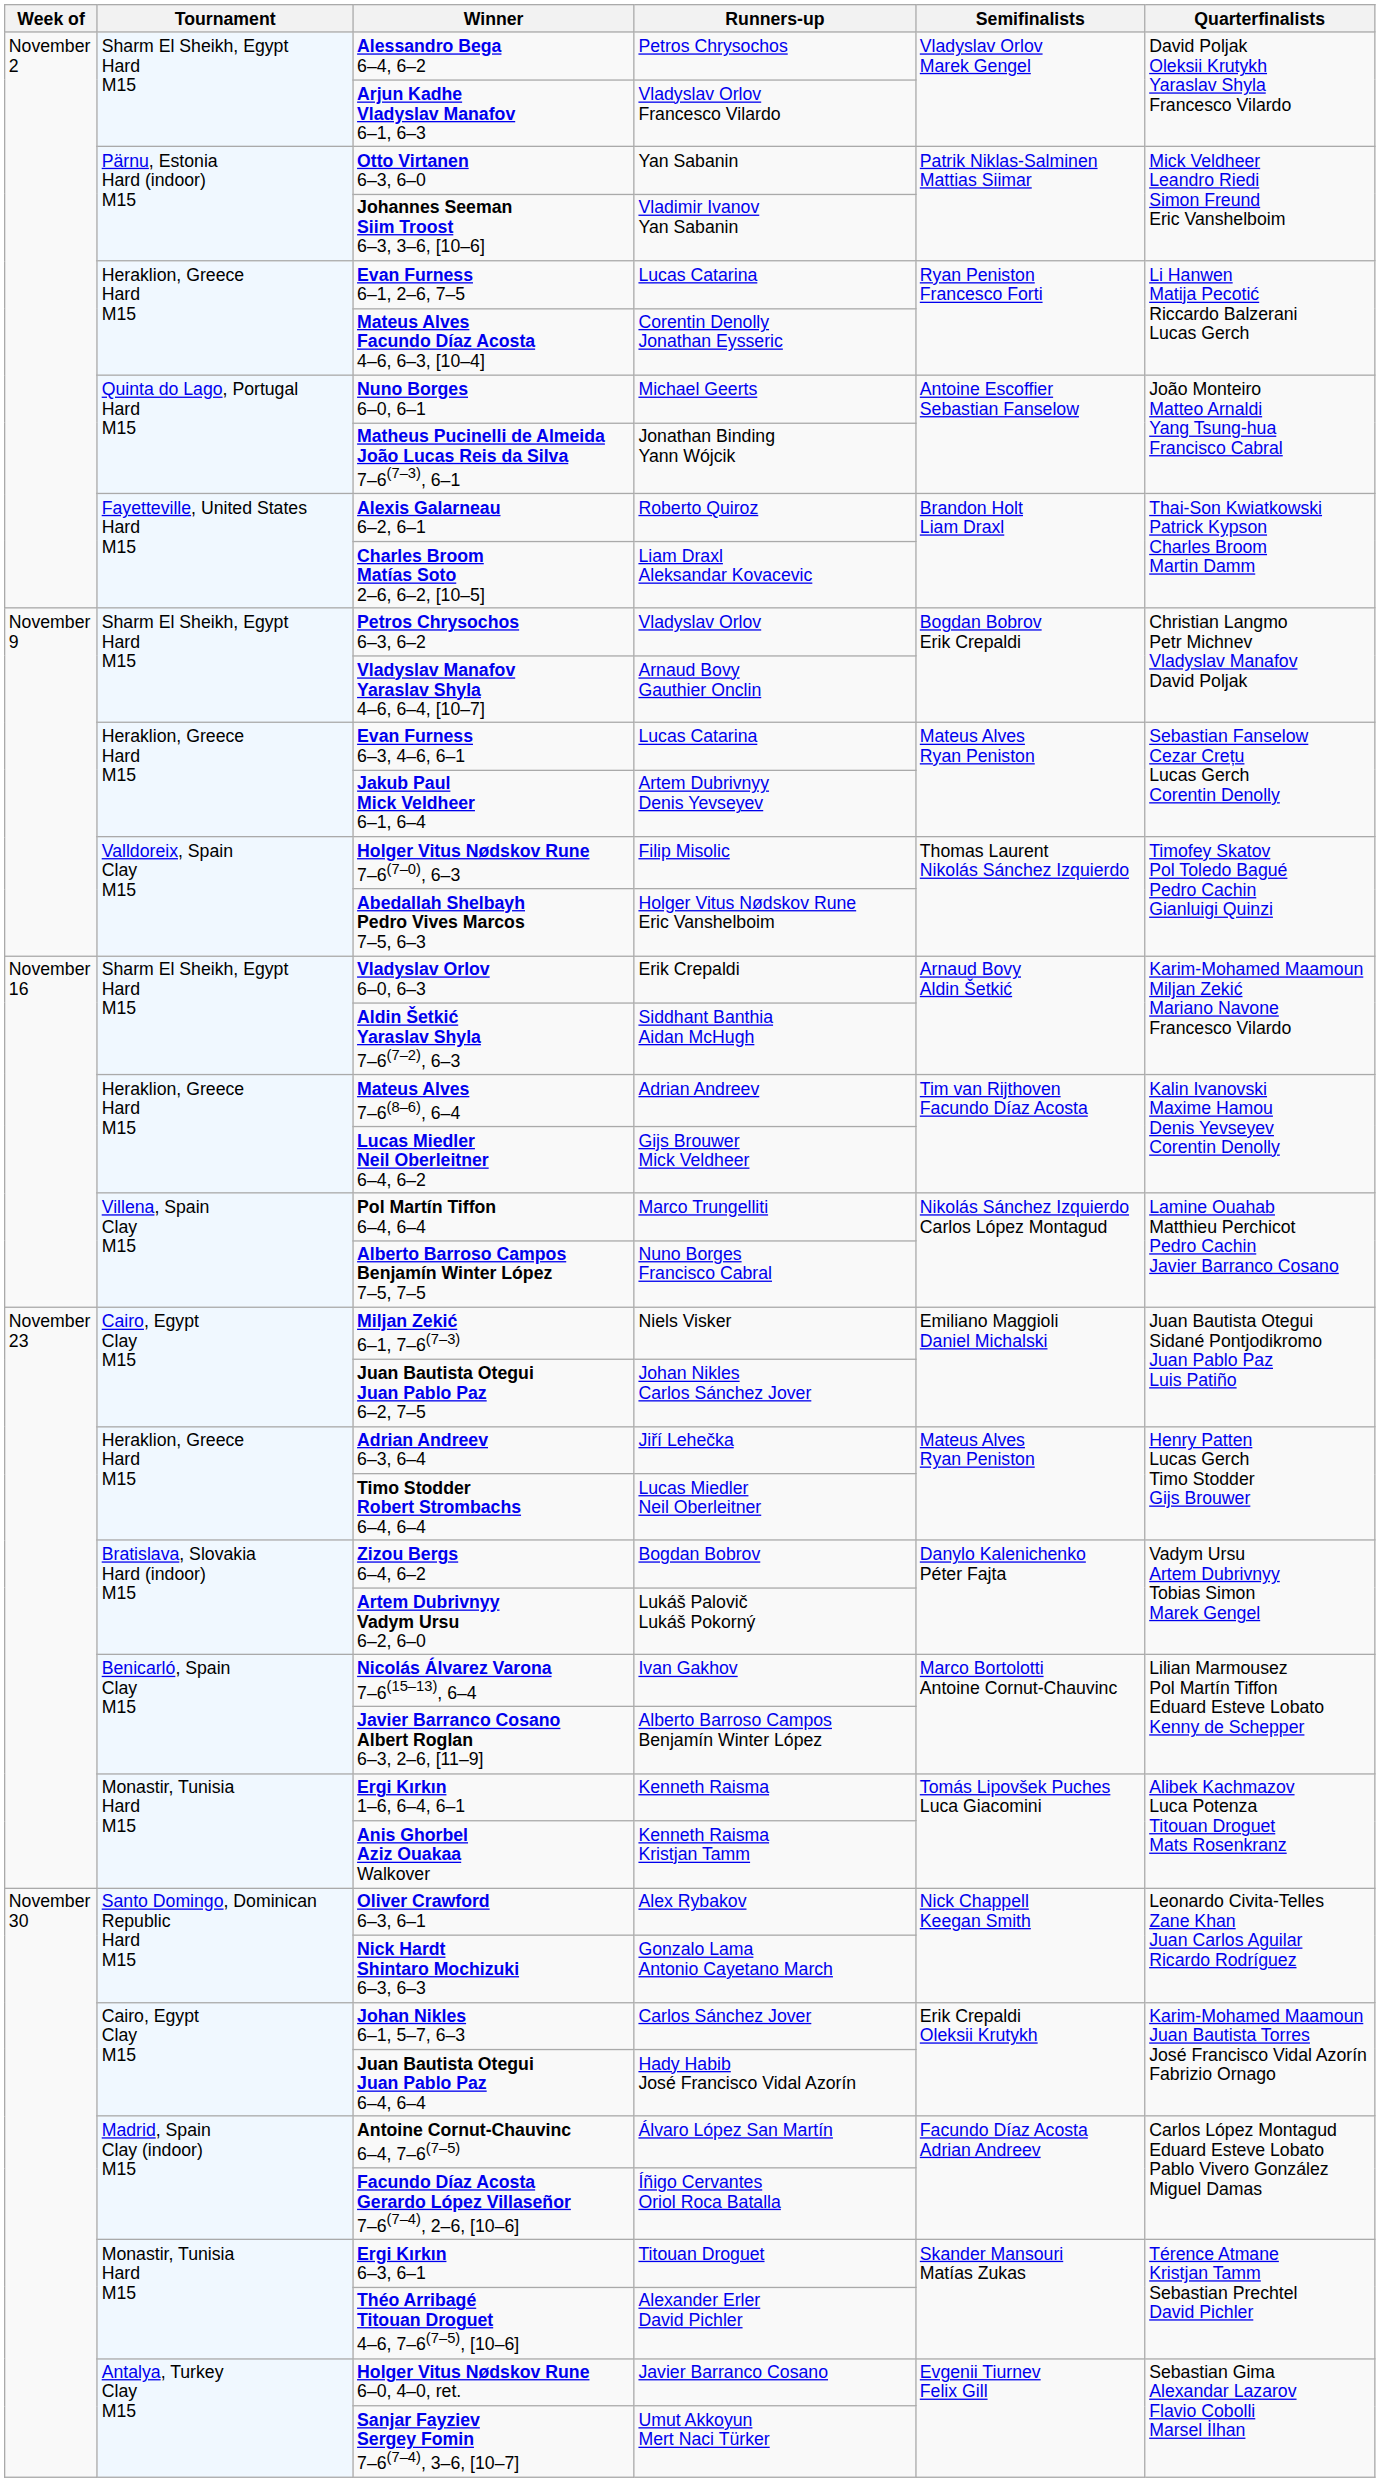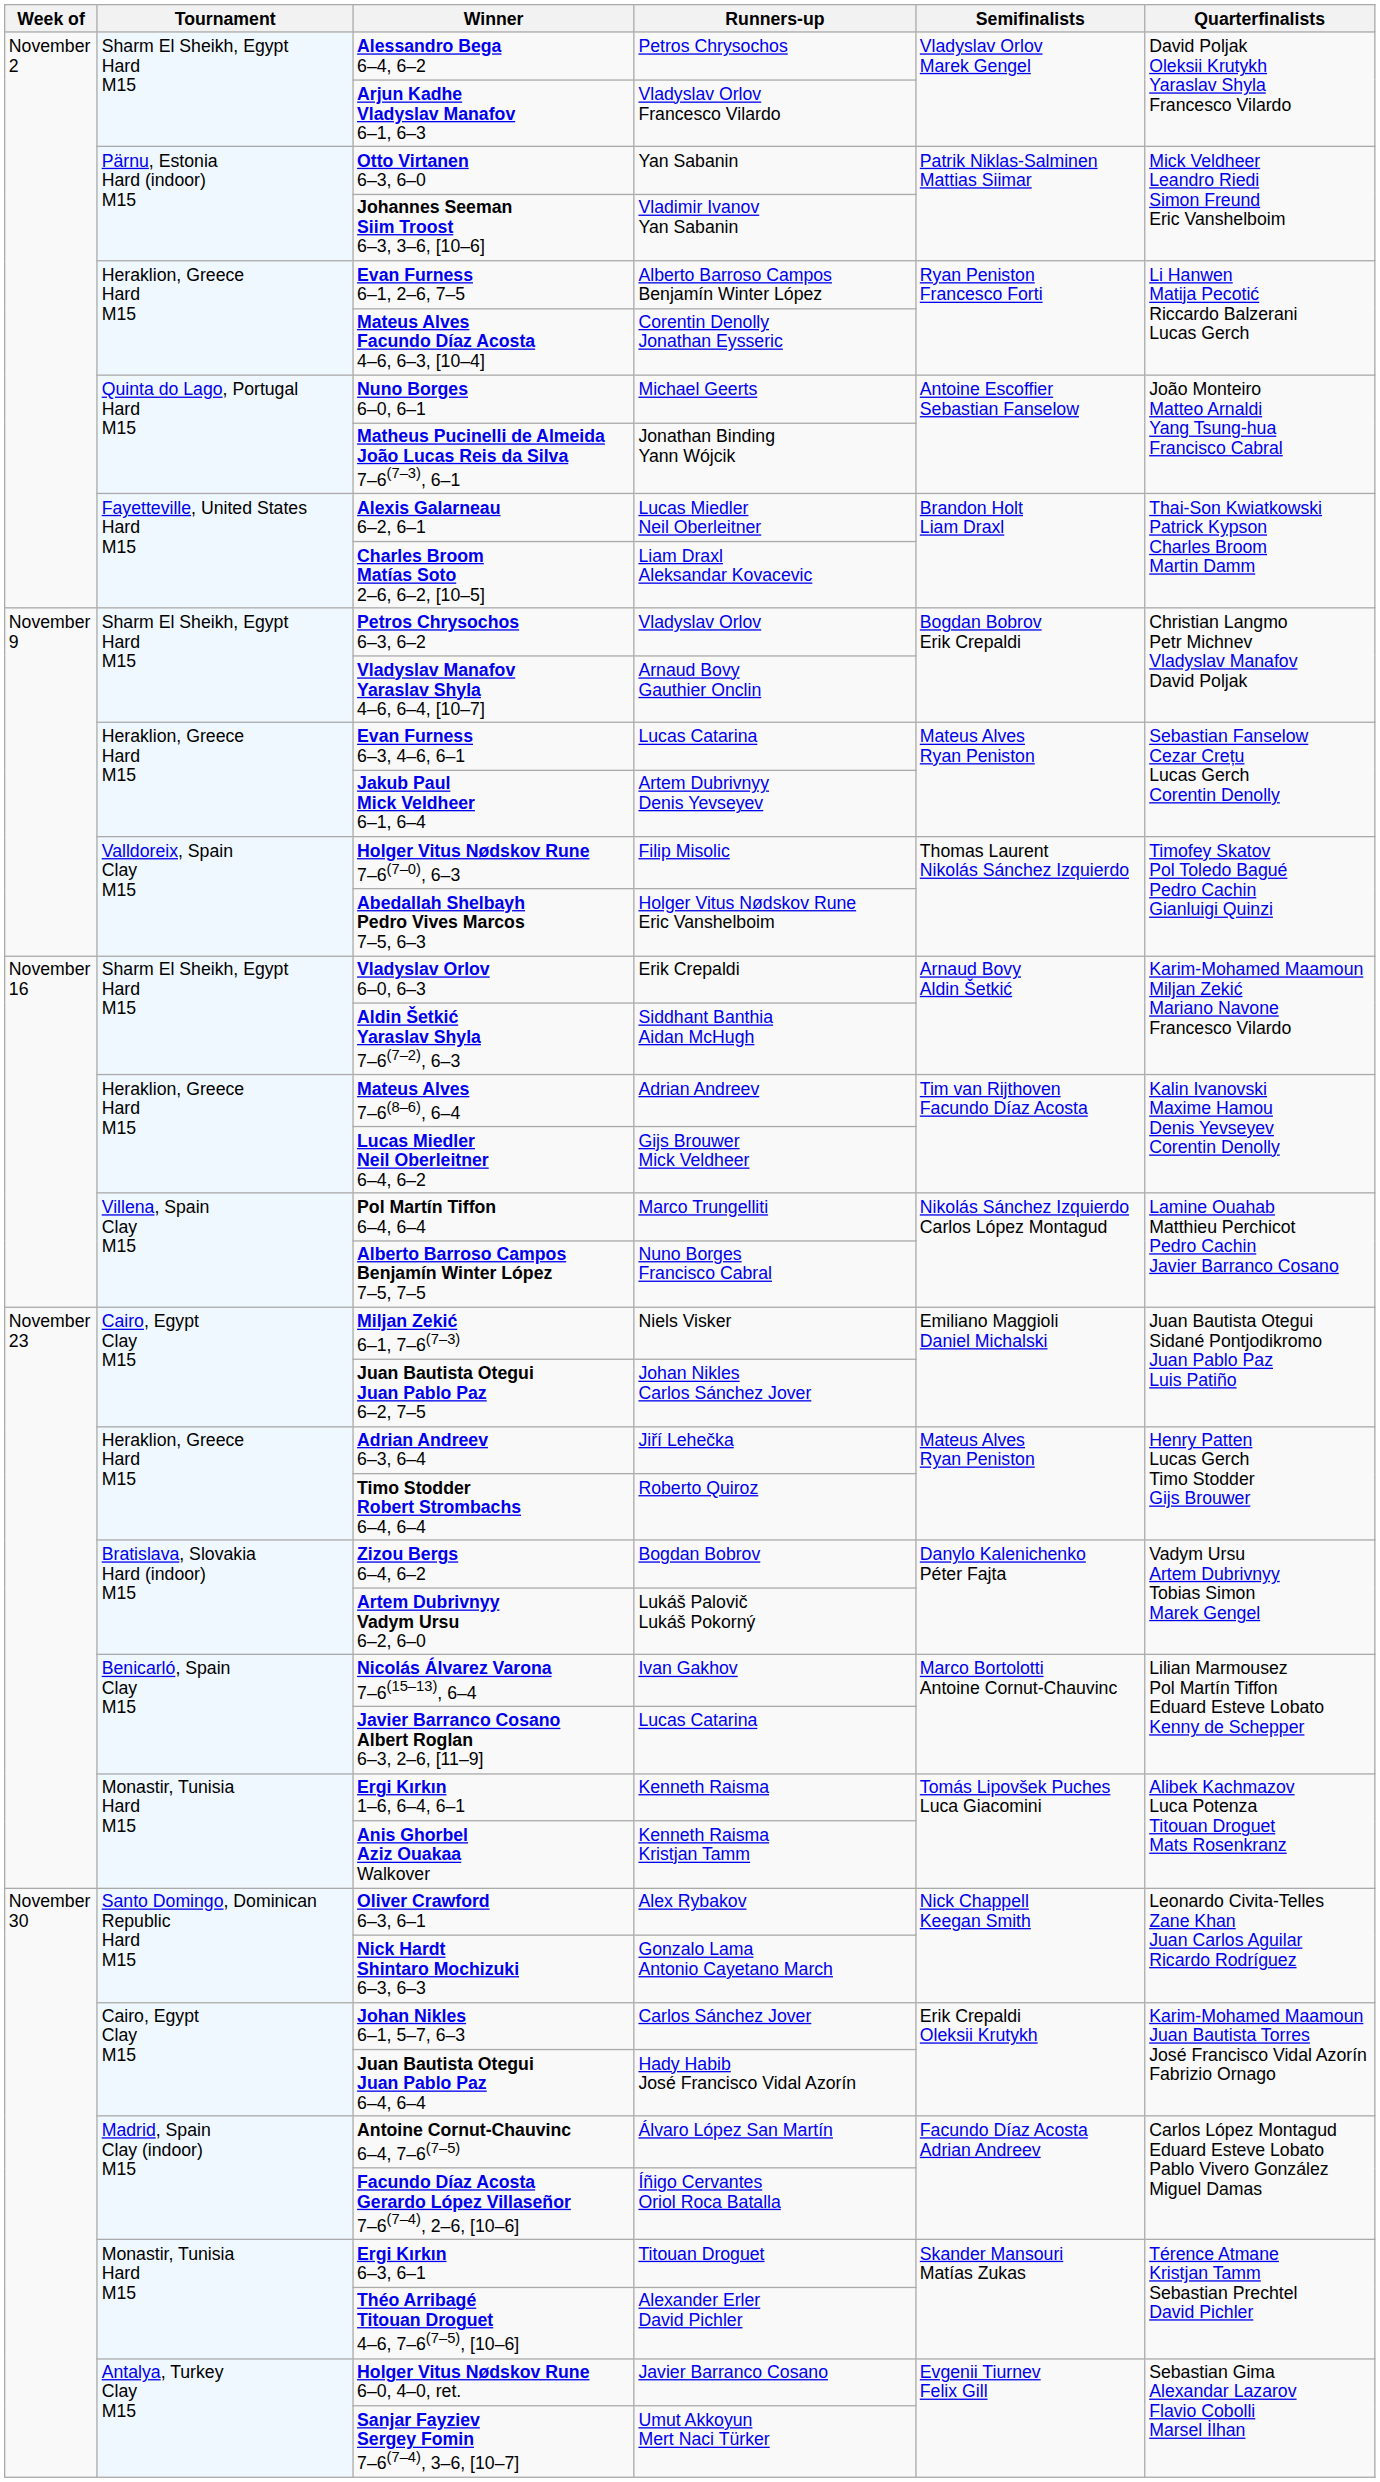(698, 275) Lucas Catarina -> (735, 284) Alberto Barroso Campos Benjamín Winter López
(698, 508) Roberto Quiroz -> (700, 517) Lucas Miedler Neil Oberleitner
(700, 1497) Lucas Miedler Neil Oberleitner -> (698, 1487) Roberto Quiroz
(735, 1730) Alberto Barroso Campos Benjamín Winter López -> (698, 1720) Lucas Catarina
